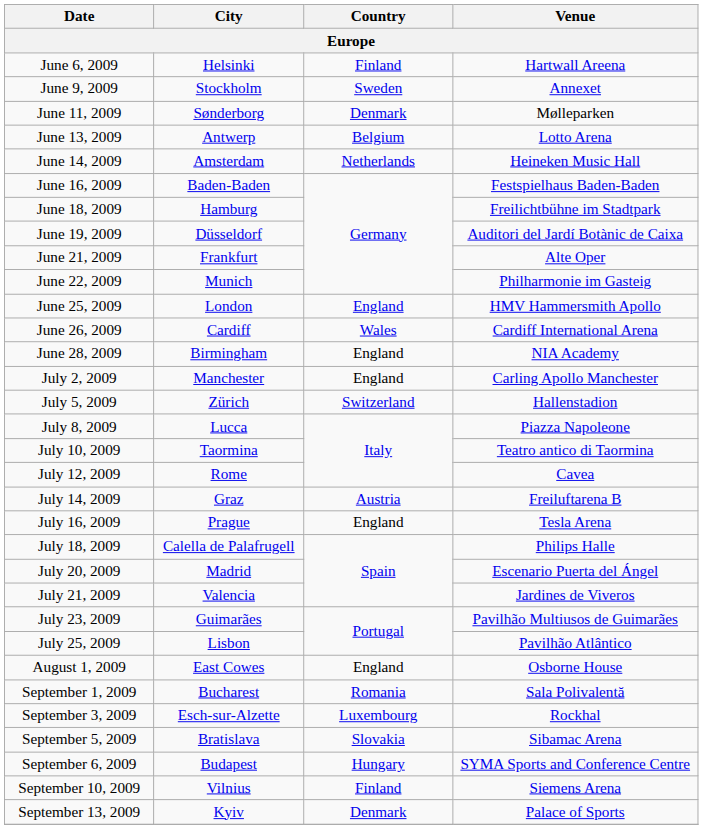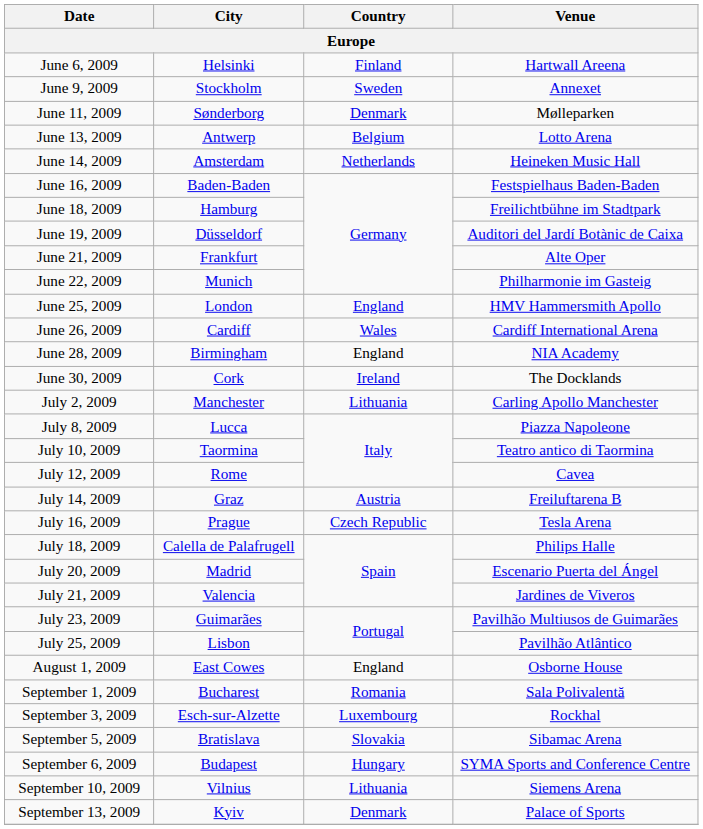+ row: (79, 378)
(378, 378) England -> (378, 402) Lithuania
- row: (79, 402)
(378, 522) England -> (378, 522) Czech Republic
(378, 787) Finland -> (378, 787) Lithuania
